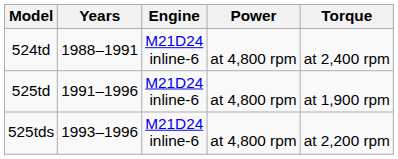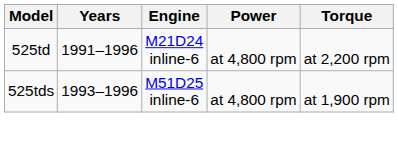- row: (31, 49)
(347, 99) at 1,900 rpm -> (347, 58) at 2,200 rpm
(174, 132) M21D24 inline-6 -> (174, 91) M51D25 inline-6
(347, 141) at 2,200 rpm -> (347, 99) at 1,900 rpm
